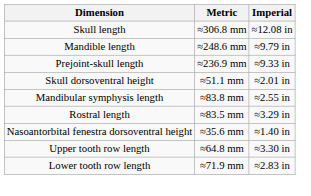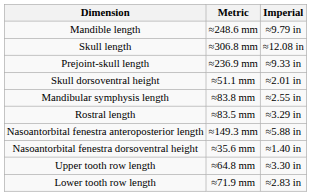rows swapped: (100, 30) <-> (100, 47)
+ row: (105, 132)
